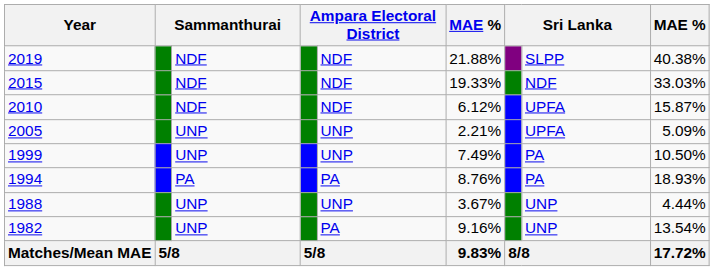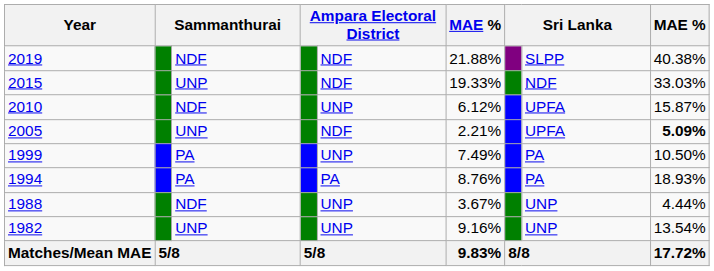(191, 82) NDF -> (191, 82) UNP
(336, 107) NDF -> (337, 107) UNP
(337, 131) UNP -> (336, 131) NDF
(684, 131) normal -> (684, 131) bold
(191, 155) UNP -> (185, 155) PA
(191, 204) UNP -> (191, 204) NDF
(330, 228) PA -> (337, 228) UNP
